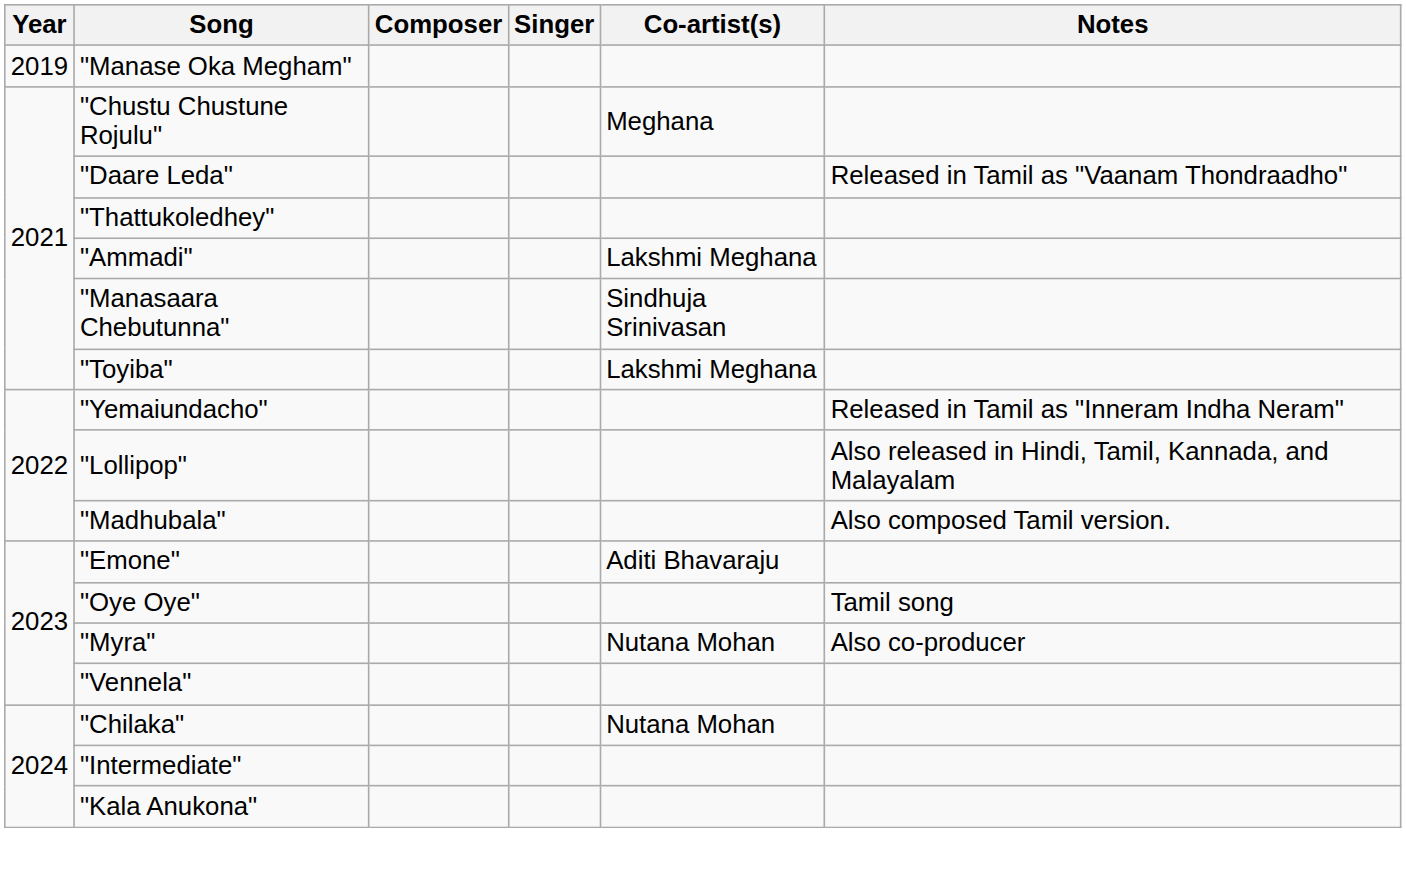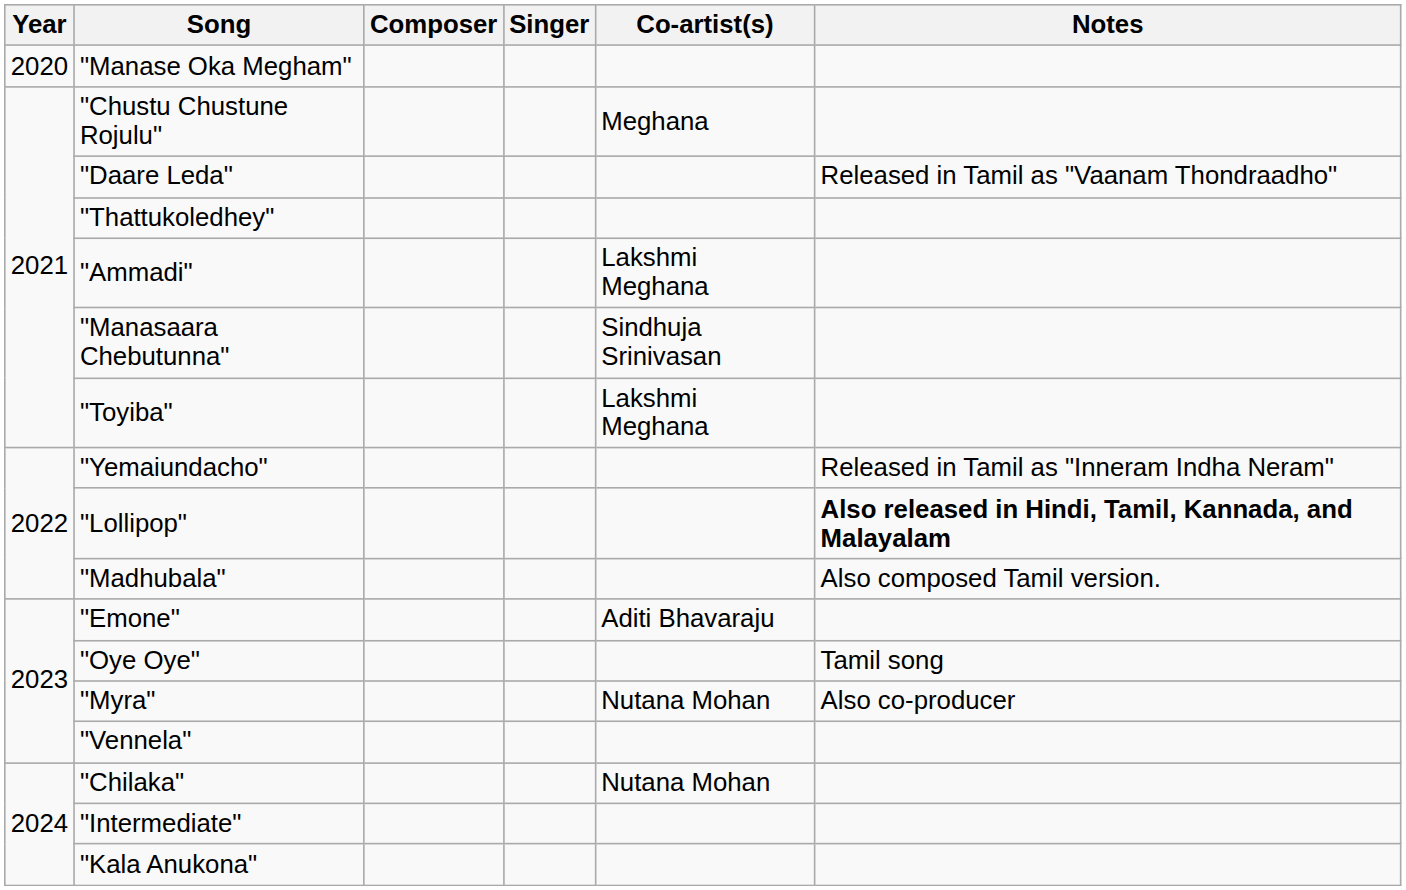(39, 65) 2019 -> (39, 65) 2020
(1080, 465) normal -> (1087, 523) bold
